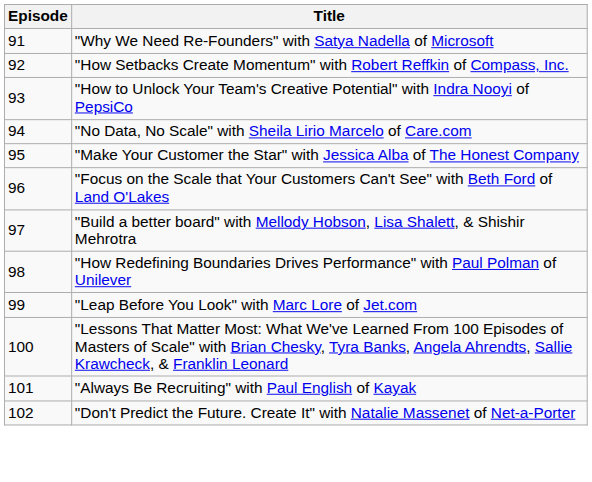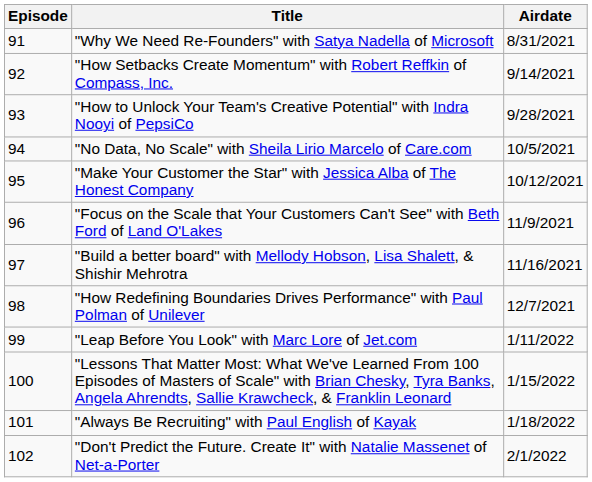+ column: (545, 16)
